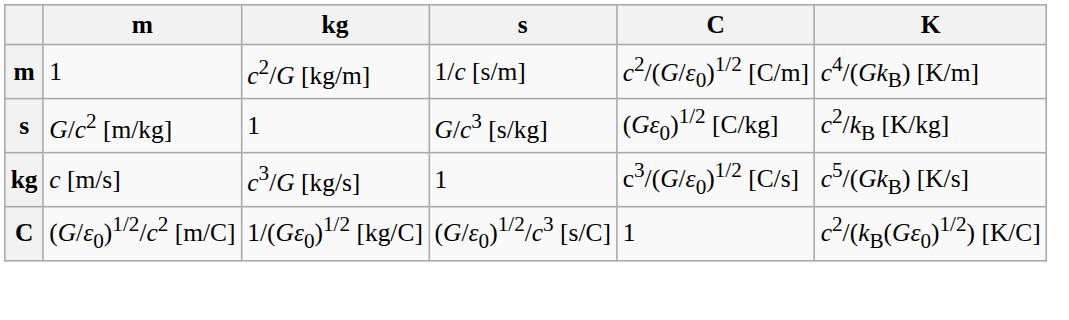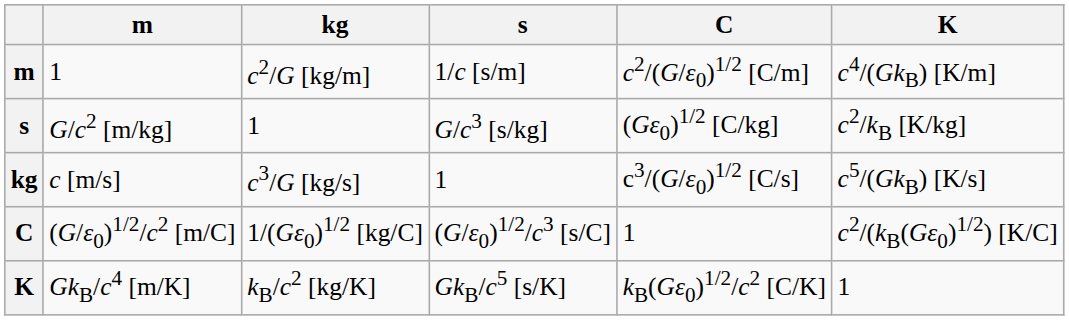+ row: (120, 287)
